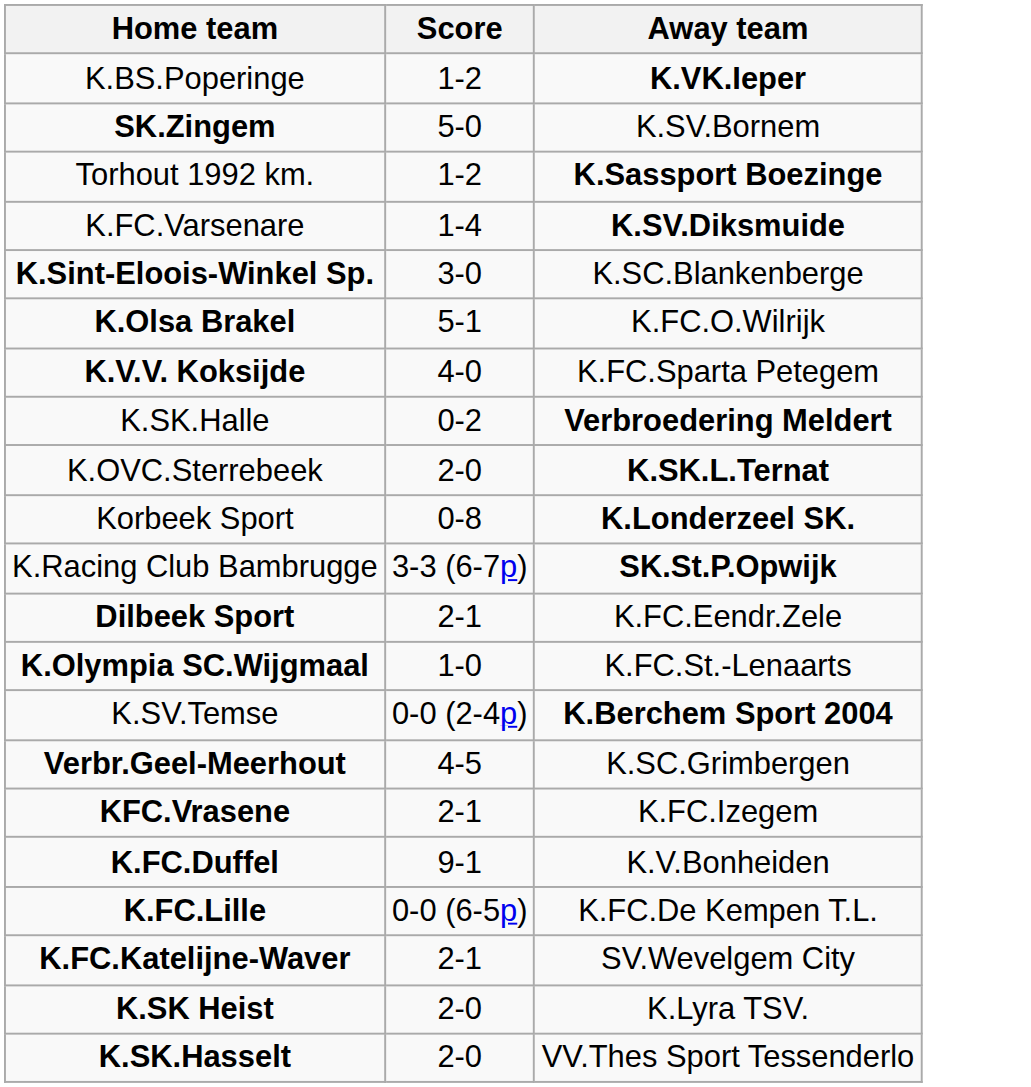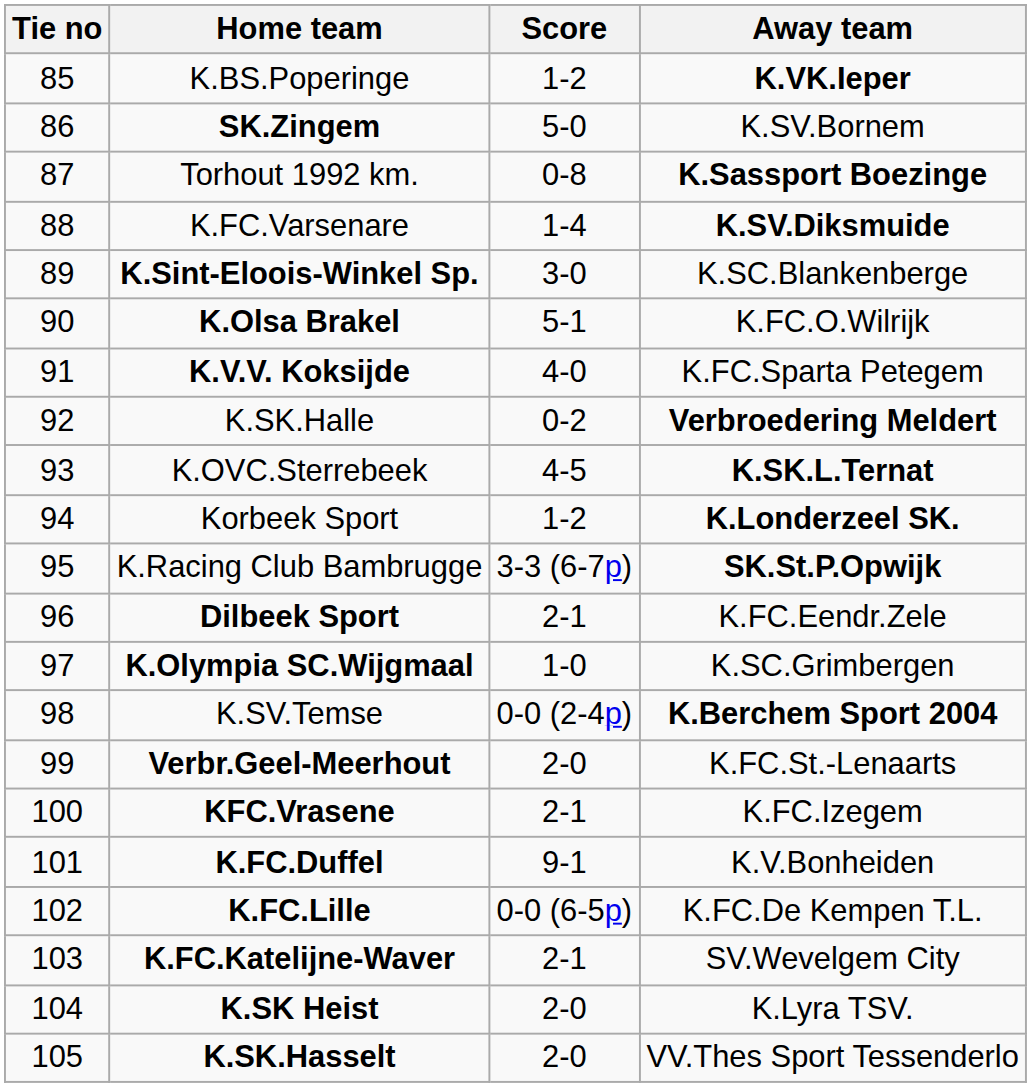+ column: (57, 28)
(460, 175) 1-2 -> (564, 175) 0-8
(460, 469) 2-0 -> (564, 469) 4-5
(460, 518) 0-8 -> (564, 518) 1-2
(728, 665) K.FC.St.-Lenaarts -> (833, 665) K.SC.Grimbergen
(460, 763) 4-5 -> (564, 763) 2-0
(728, 763) K.SC.Grimbergen -> (833, 763) K.FC.St.-Lenaarts
